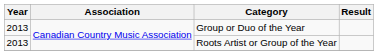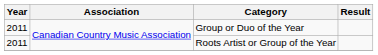(17, 27) 2013 -> (17, 27) 2011
(17, 43) 2013 -> (17, 43) 2011
